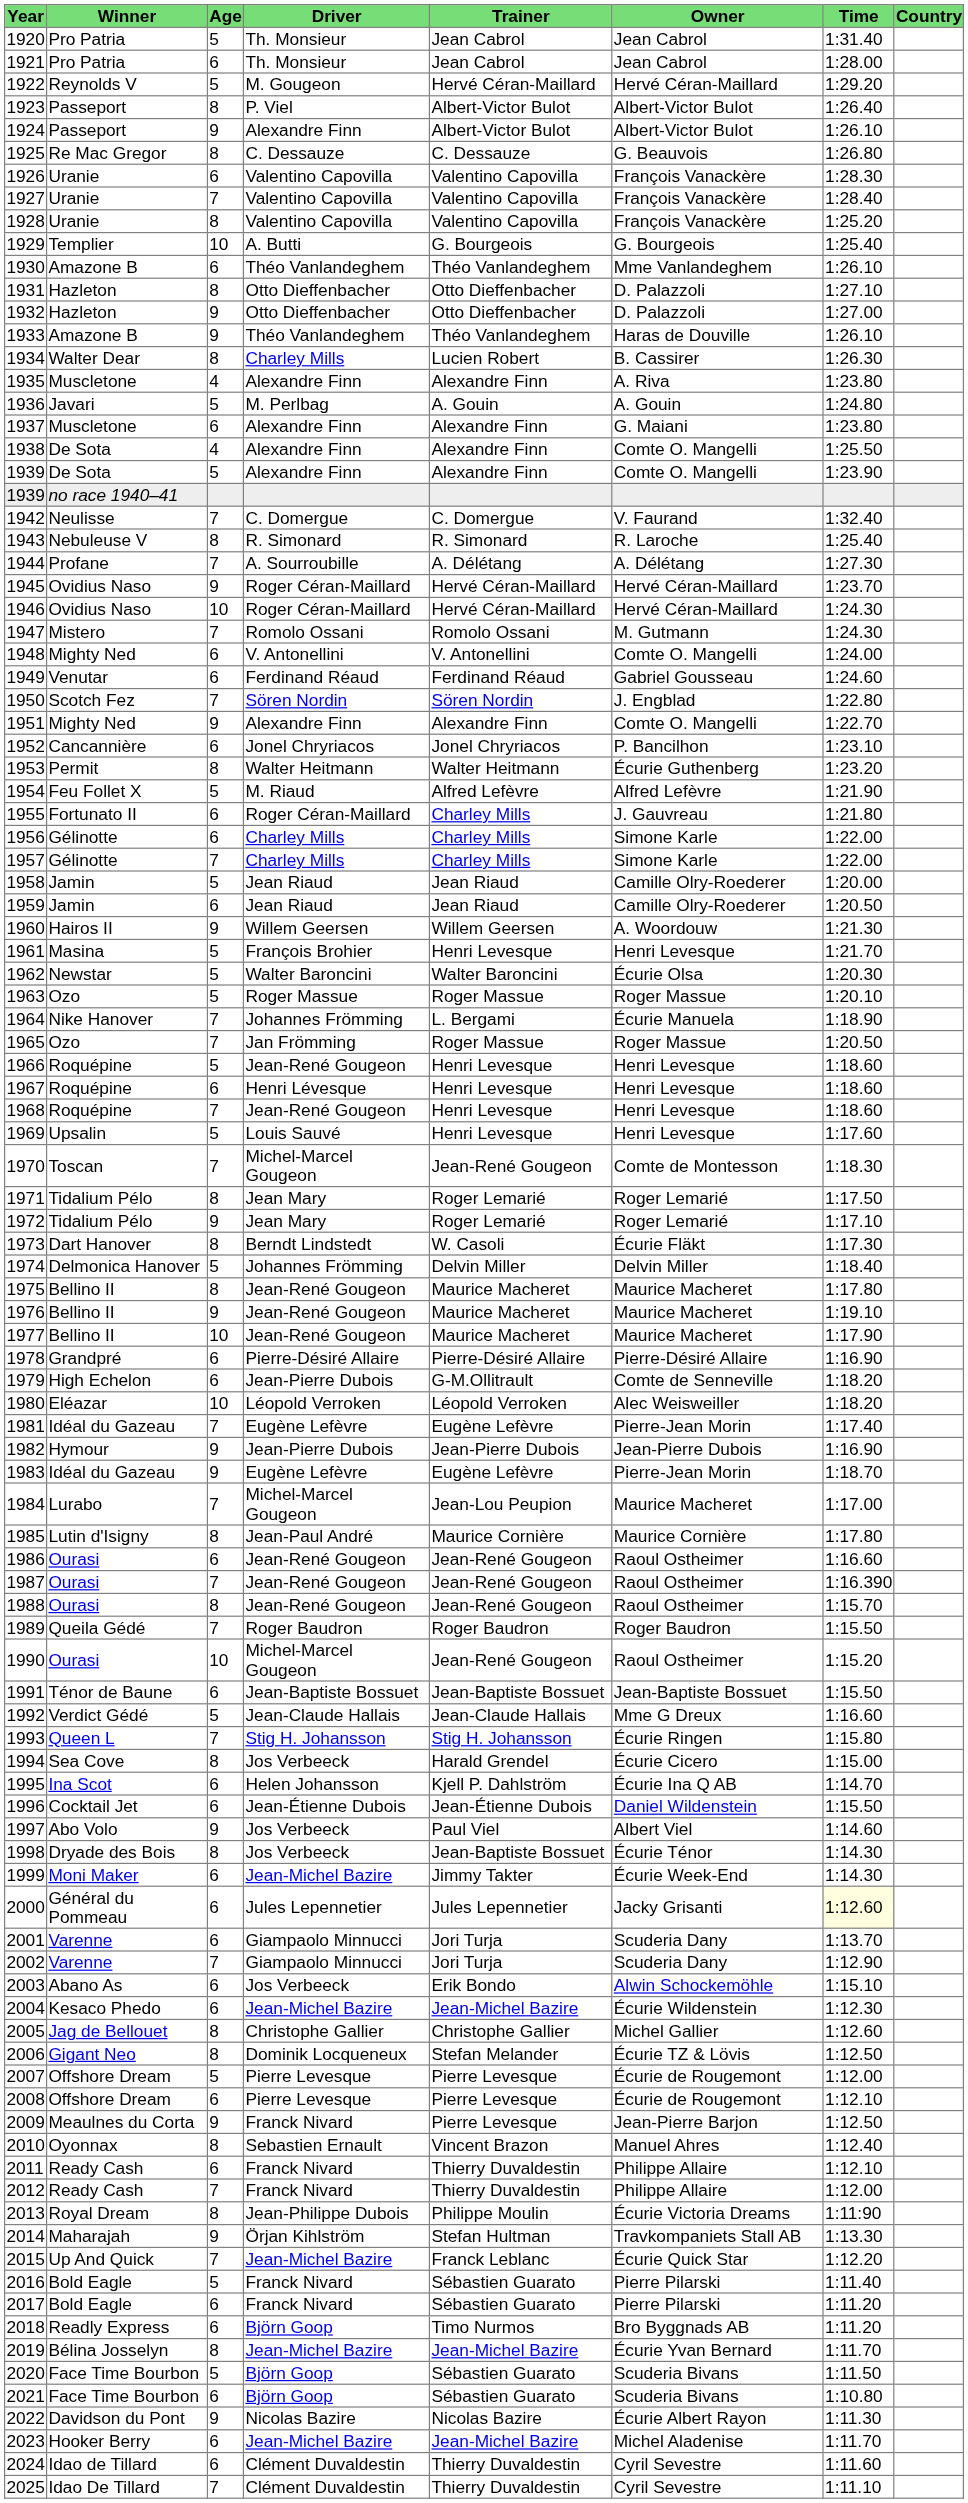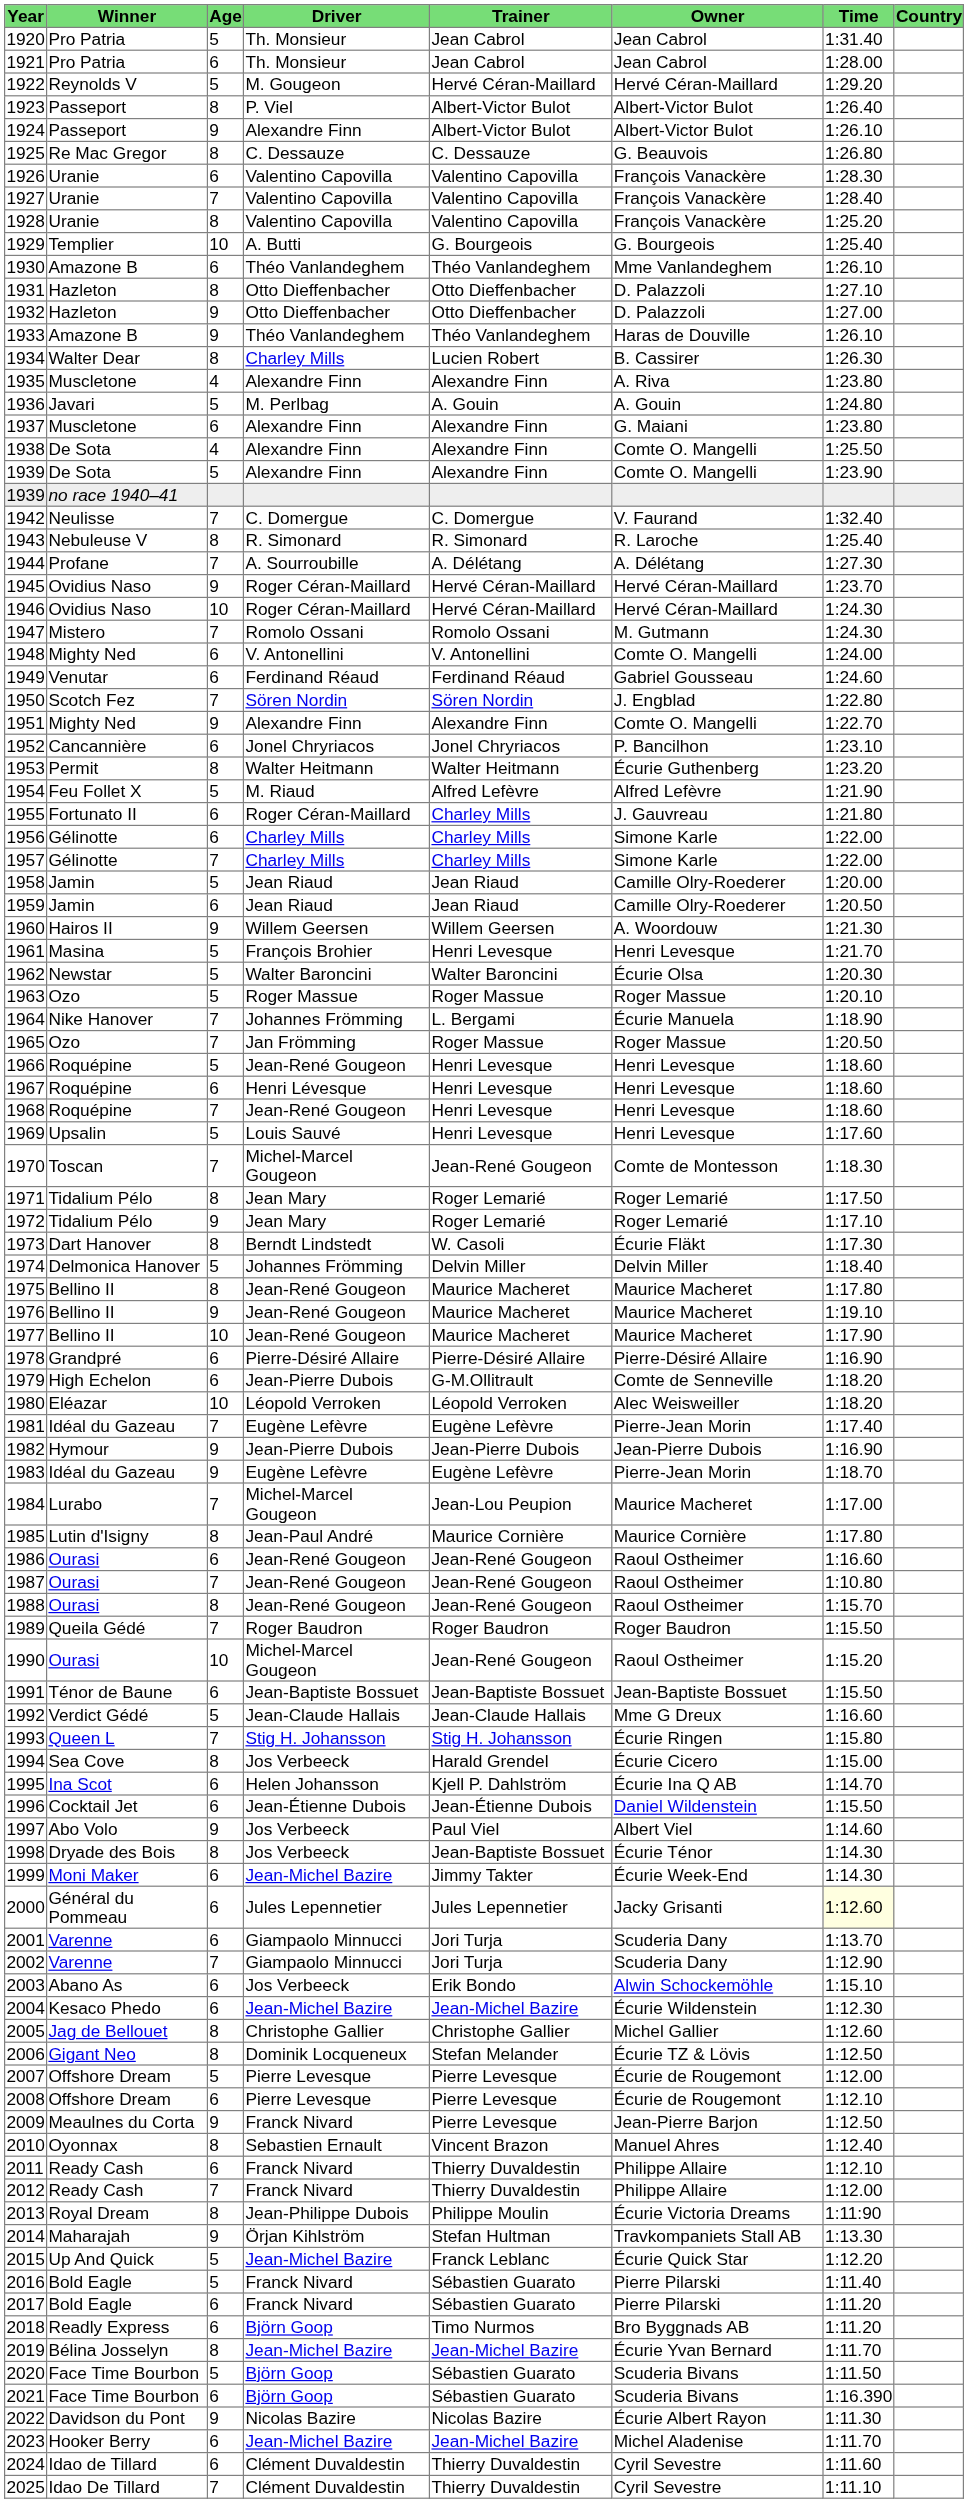(859, 1582) 1:16.390 -> (854, 1582) 1:10.80
(214, 2259) 7 -> (214, 2259) 5
(854, 2396) 1:10.80 -> (859, 2396) 1:16.390
